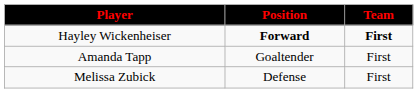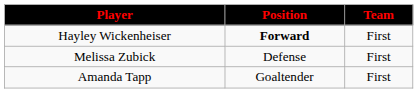(379, 35) bold -> (379, 35) normal
rows swapped: (115, 77) <-> (115, 56)
